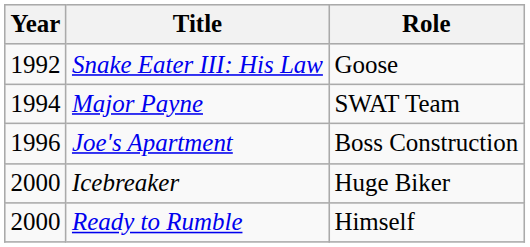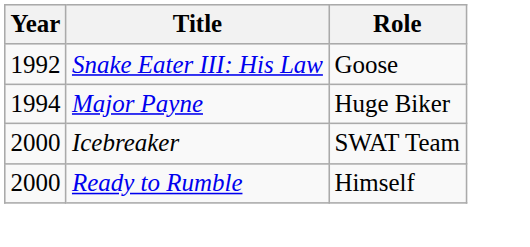(397, 103) SWAT Team -> (392, 103) Huge Biker
- row: (152, 143)
(392, 182) Huge Biker -> (397, 143) SWAT Team
